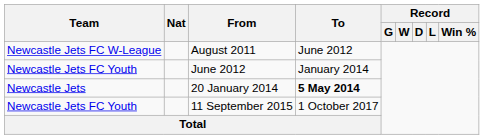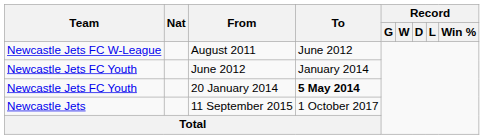(46, 87) Newcastle Jets -> (72, 87) Newcastle Jets FC Youth
(72, 106) Newcastle Jets FC Youth -> (46, 106) Newcastle Jets
